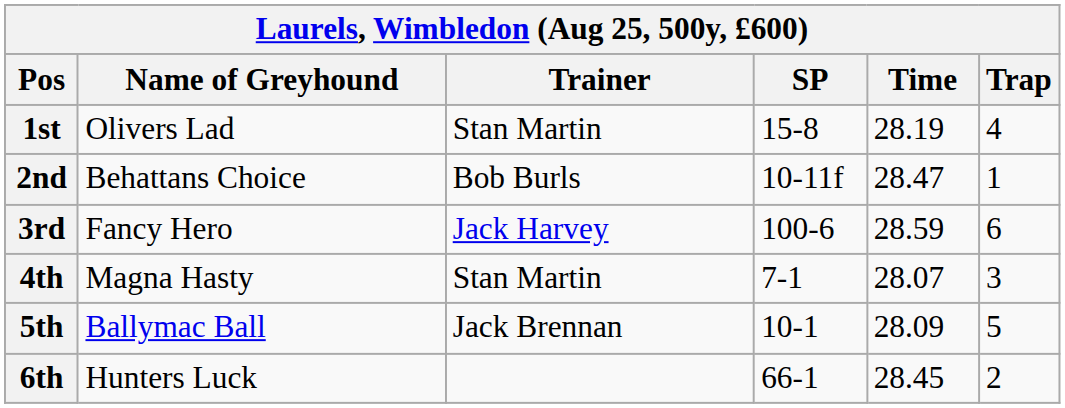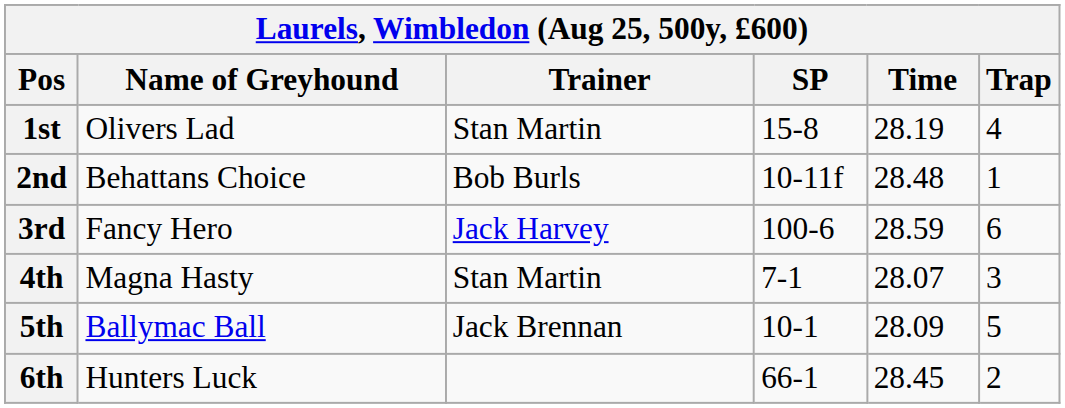(909, 178) 28.47 -> (909, 178) 28.48
